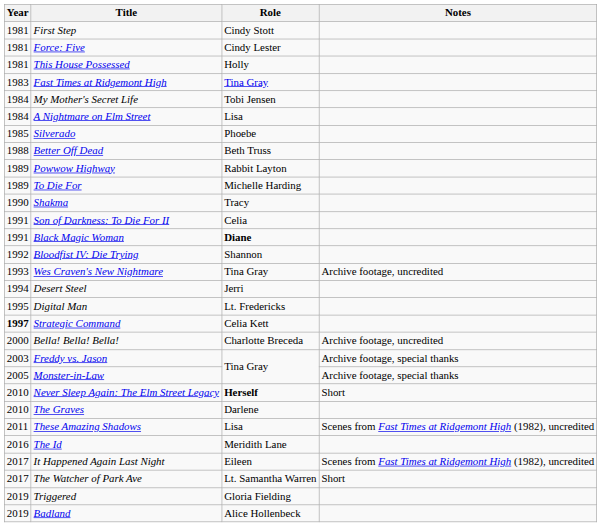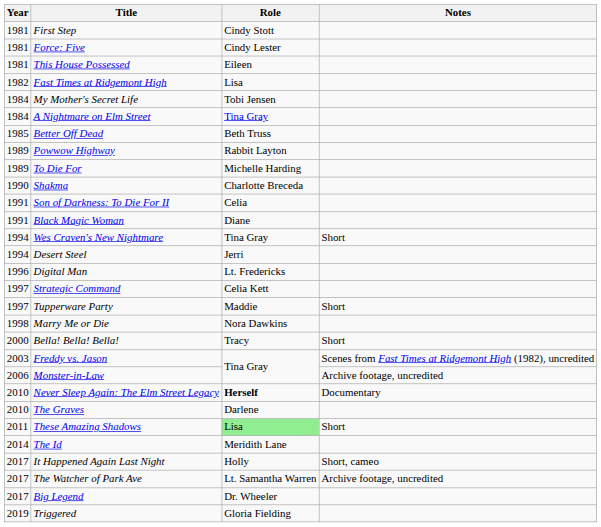(237, 64) Holly -> (238, 64) Eileen
(18, 82) 1983 -> (18, 82) 1982
(246, 82) Tina Gray -> (234, 82) Lisa
(234, 116) Lisa -> (246, 116) Tina Gray
- row: (54, 133)
(18, 151) 1988 -> (18, 133) 1985
(237, 202) Tracy -> (264, 185) Charlotte Breceda
(238, 237) bold -> (237, 220) normal
- row: (86, 254)
(18, 271) 1993 -> (18, 237) 1994
(382, 271) Archive footage, uncredited -> (333, 237) Short
(18, 306) 1995 -> (18, 271) 1996
(18, 323) bold -> (18, 289) normal
+ row: (73, 306)
+ row: (71, 323)
(264, 340) Charlotte Breceda -> (237, 340) Tracy
(382, 340) Archive footage, uncredited -> (333, 340) Short
(390, 358) Archive footage, special thanks -> (458, 358) Scenes from Fast Times at Ridgemont High (1982), uncredited
(18, 375) 2005 -> (18, 375) 2006
(390, 375) Archive footage, special thanks -> (382, 375) Archive footage, uncredited
(333, 392) Short -> (351, 392) Documentary
(234, 427) no background -> (234, 427) lightgreen background
(458, 427) Scenes from Fast Times at Ridgemont High (1982), uncredited -> (333, 427) Short
(18, 444) 2016 -> (18, 444) 2014
(238, 461) Eileen -> (237, 461) Holly
(458, 461) Scenes from Fast Times at Ridgemont High (1982), uncredited -> (350, 461) Short, cameo
(333, 479) Short -> (382, 479) Archive footage, uncredited
+ row: (59, 496)
- row: (52, 513)
